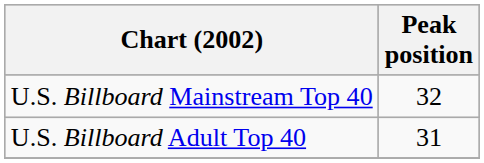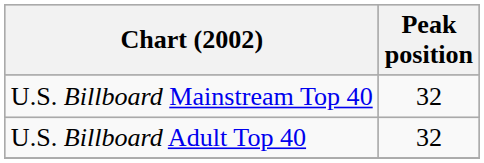(429, 137) 31 -> (429, 137) 32
